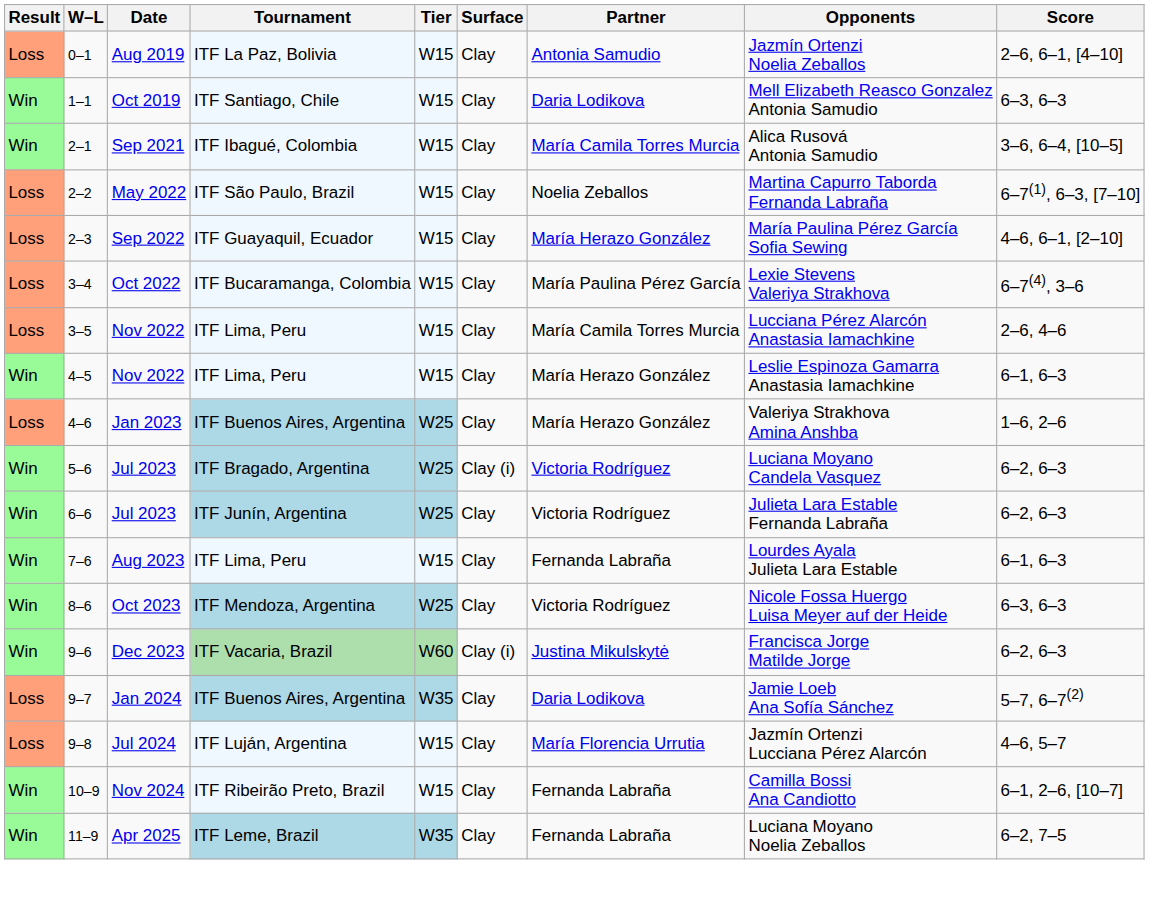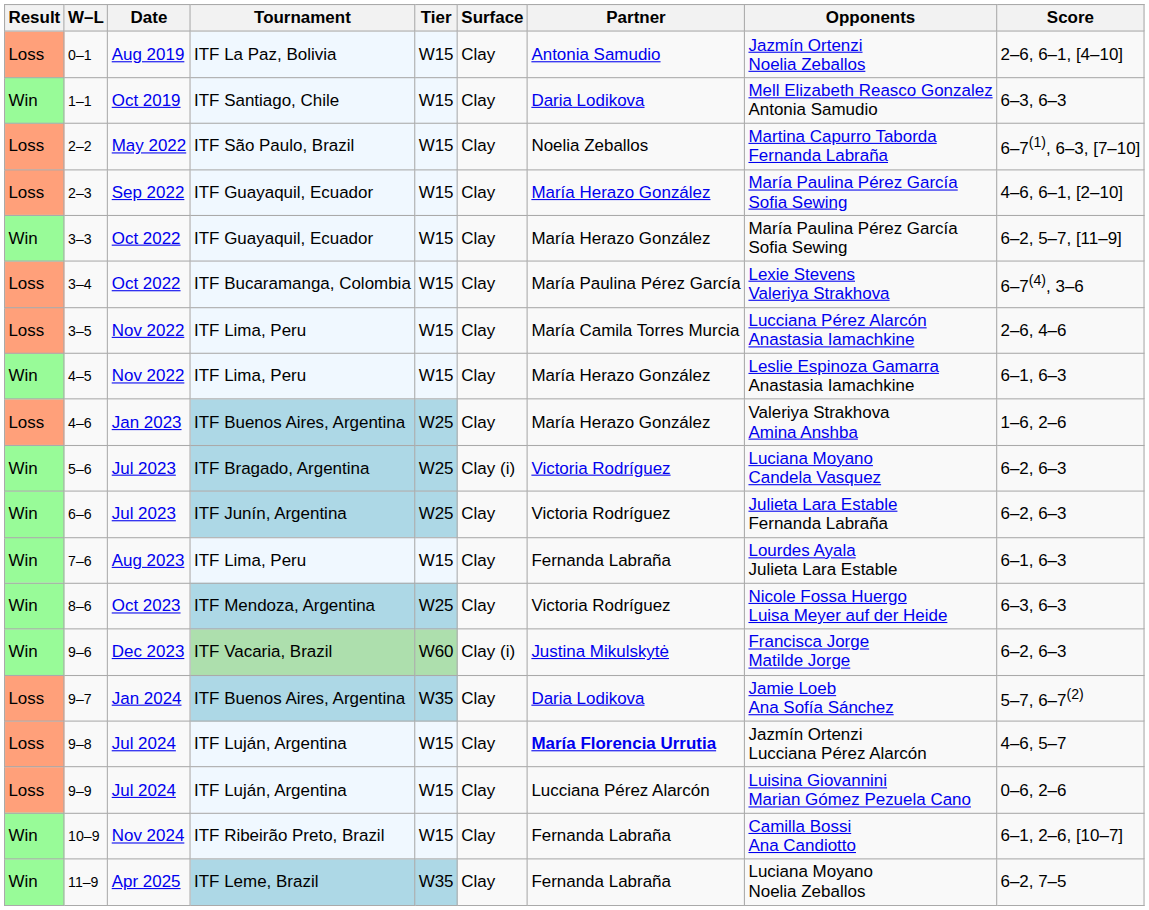- row: (80, 147)
+ row: (80, 239)
(618, 744) normal -> (624, 744) bold
+ row: (80, 791)
